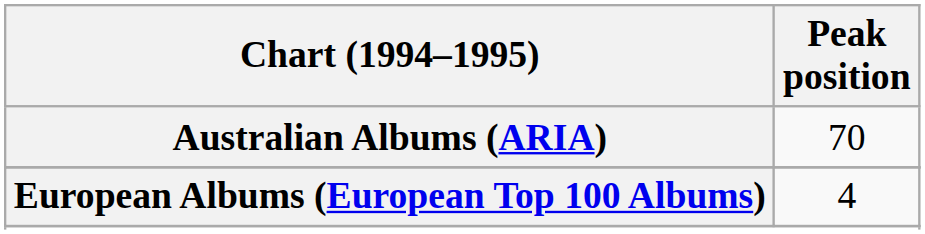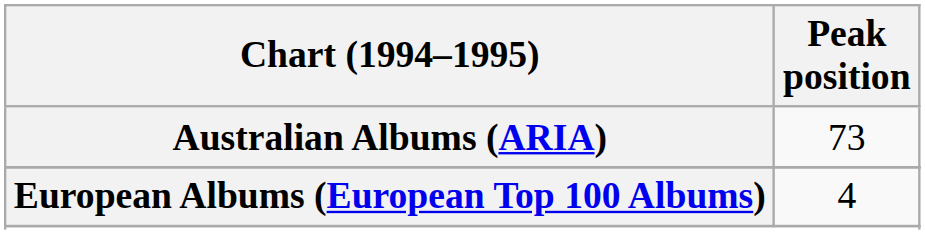(847, 136) 70 -> (847, 136) 73
